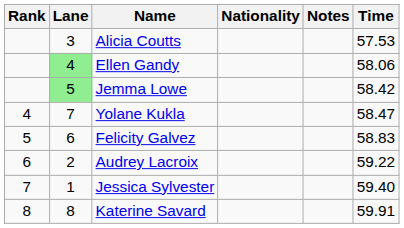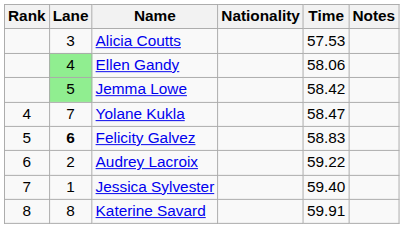columns swapped: (376, 16) <-> (328, 16)
(71, 138) normal -> (71, 138) bold
